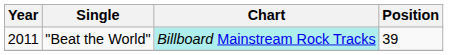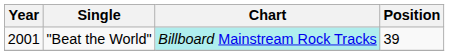(23, 38) 2011 -> (24, 38) 2001
